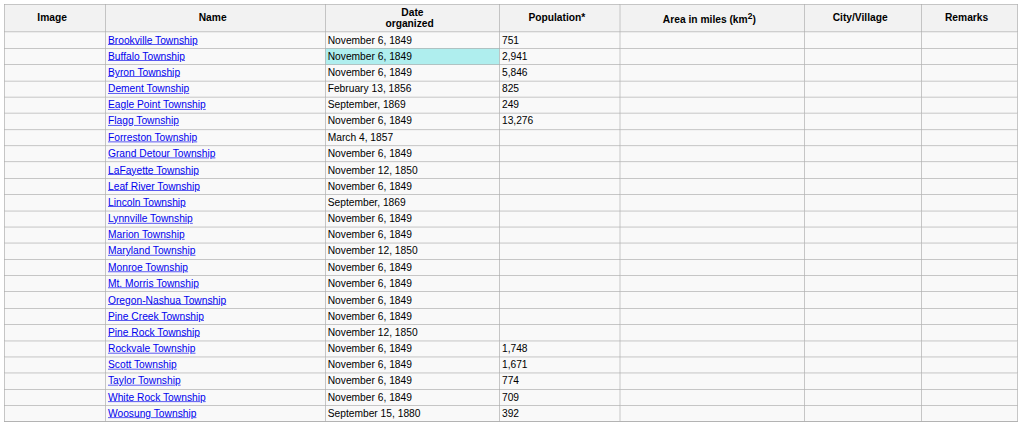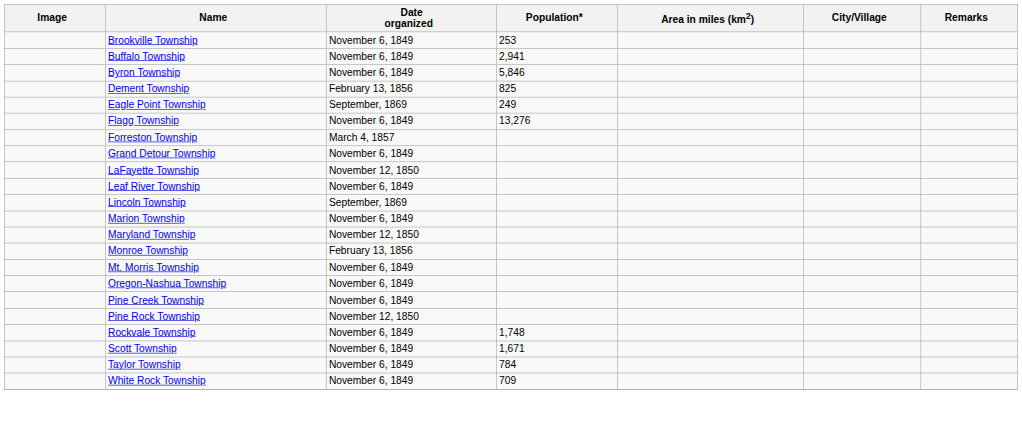(510, 40) 751 -> (508, 40) 253
(370, 56) paleturquoise background -> (371, 56) no background
- row: (150, 219)
(370, 267) November 6, 1849 -> (371, 251) February 13, 1856
(510, 381) 774 -> (508, 365) 784
- row: (152, 413)
